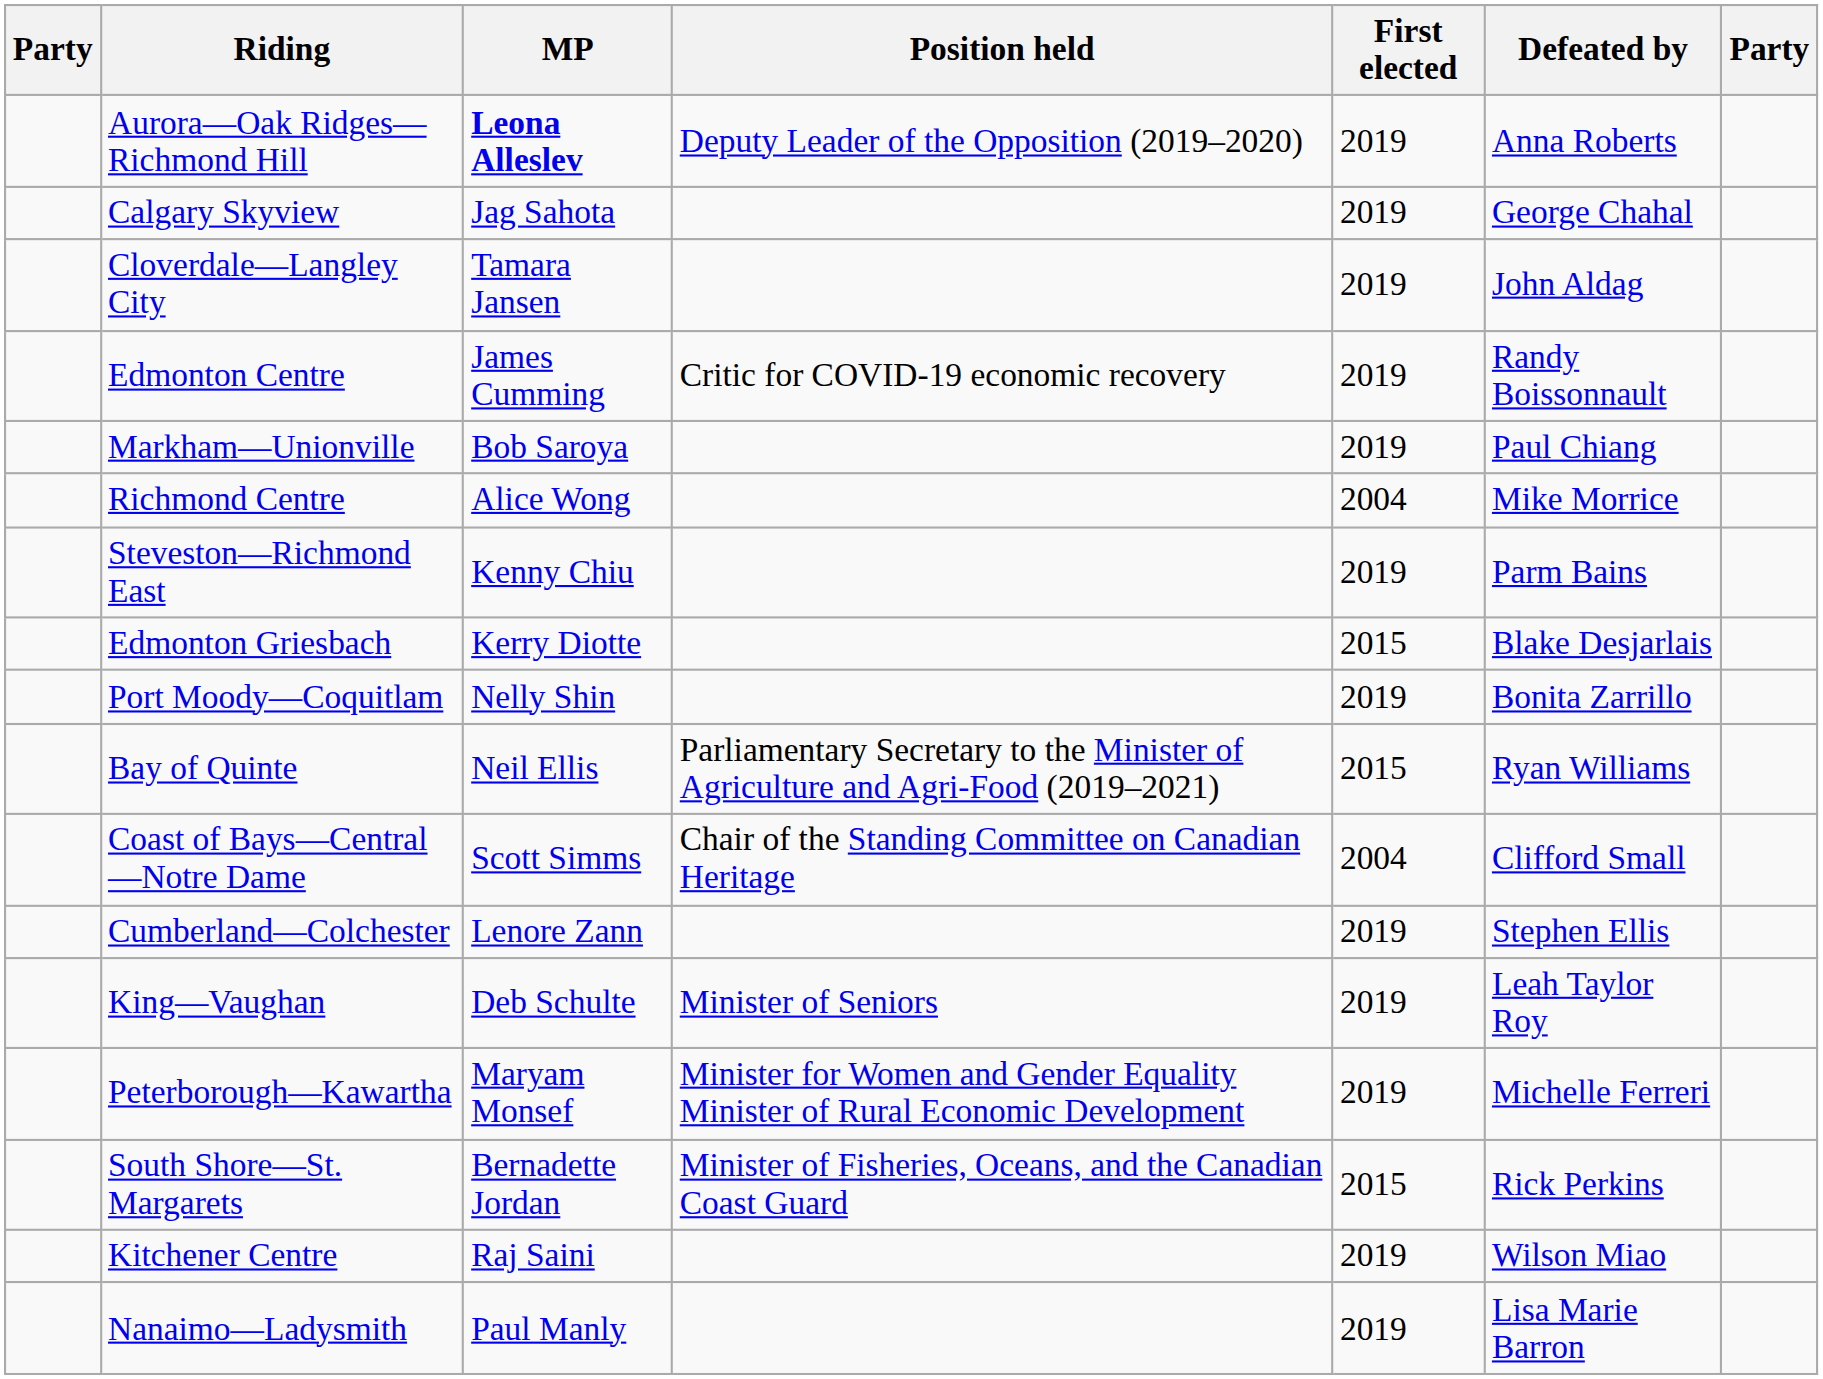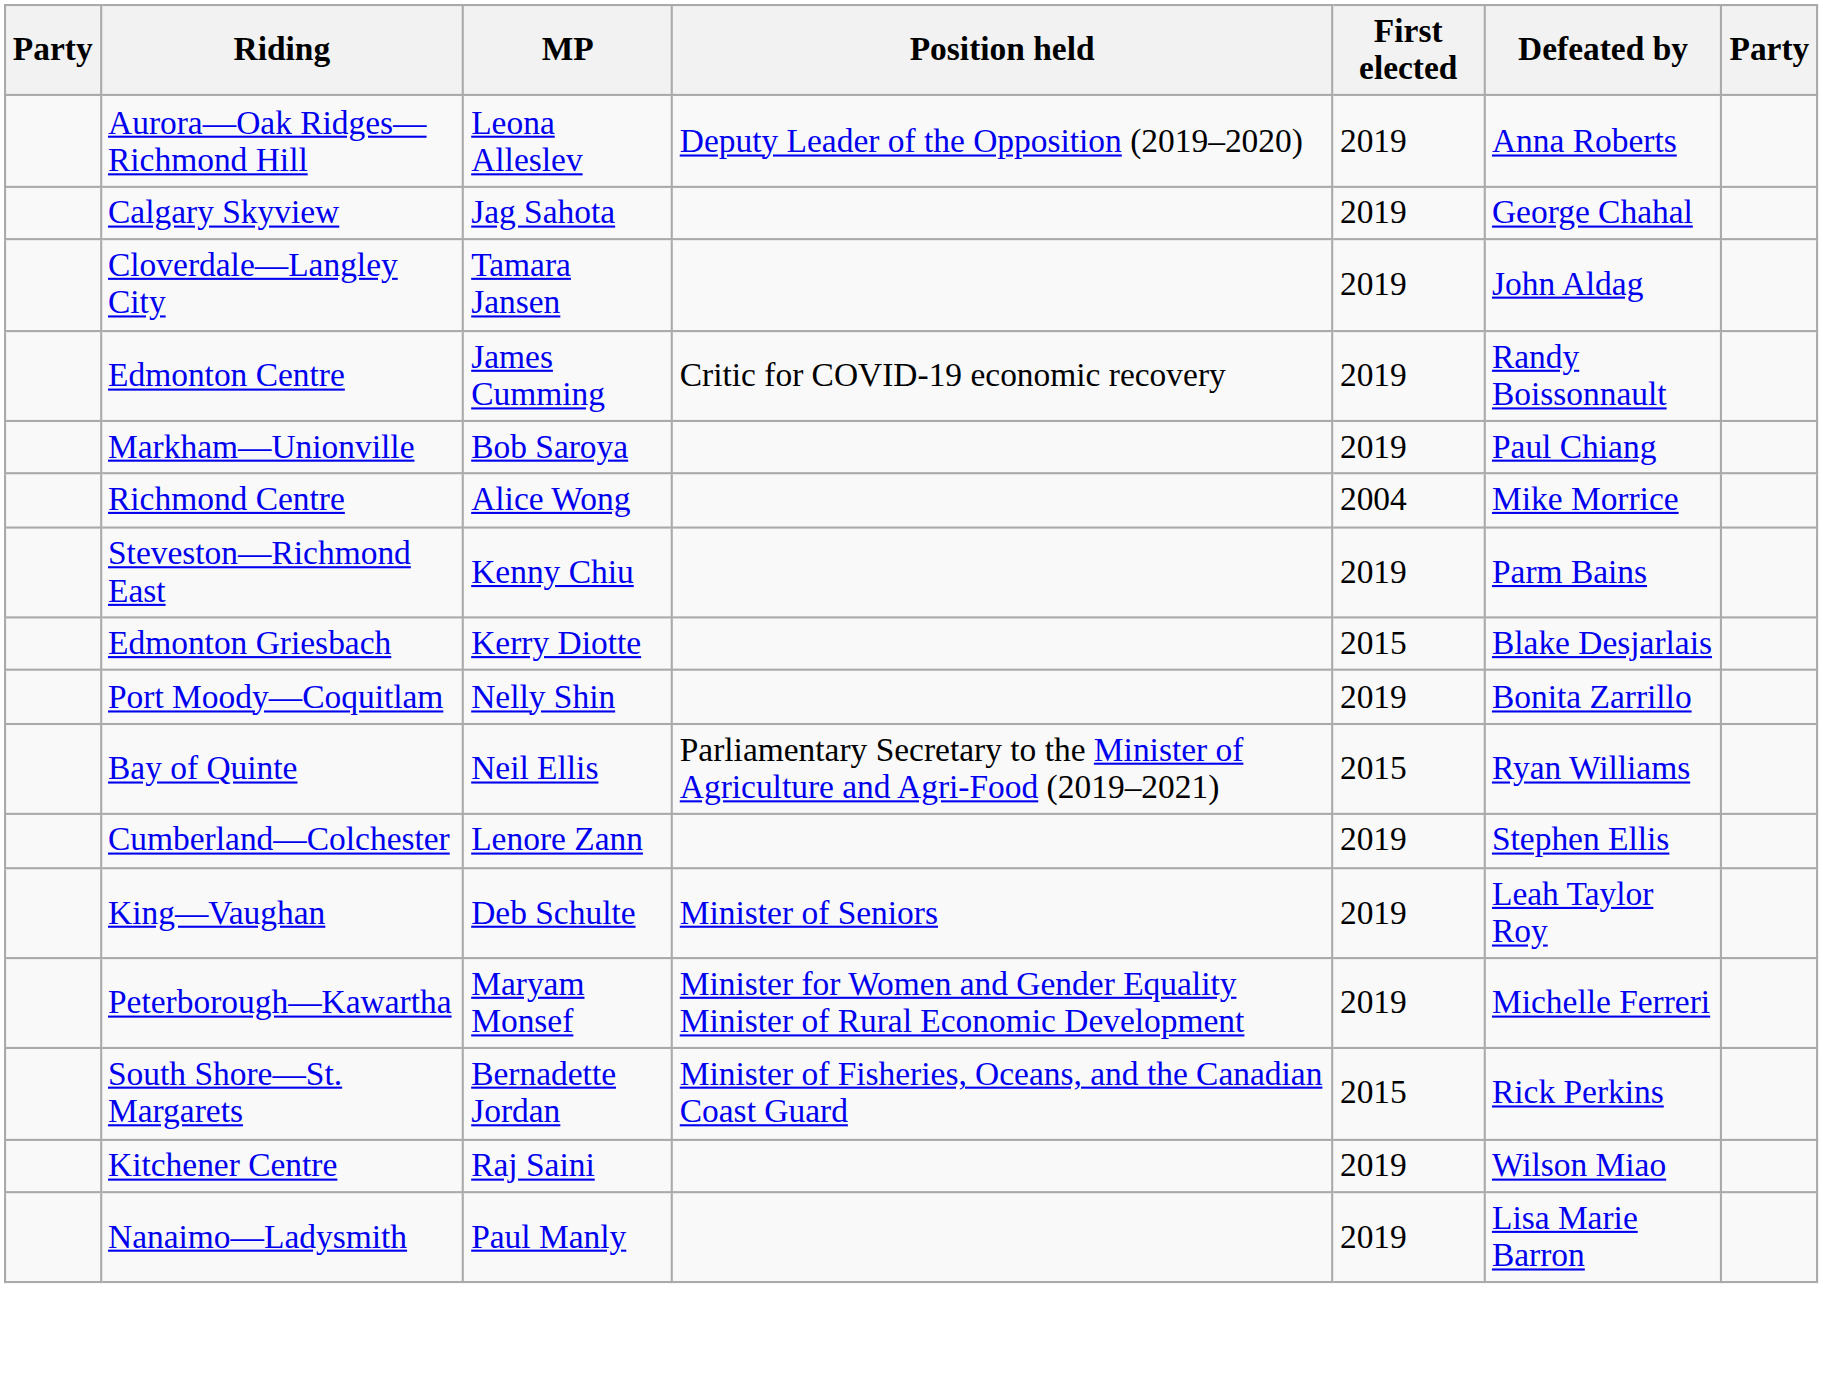(527, 140) bold -> (527, 140) normal
- row: (268, 858)
